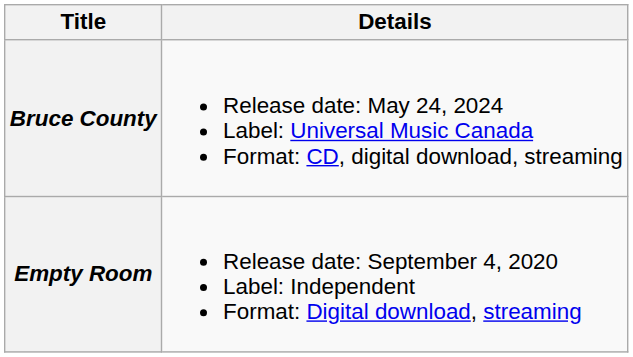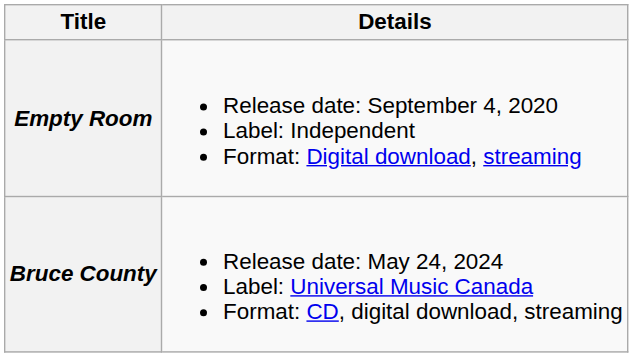rows swapped: (83, 273) <-> (83, 117)
